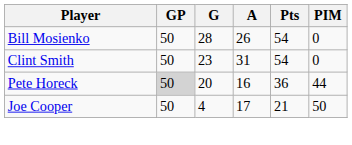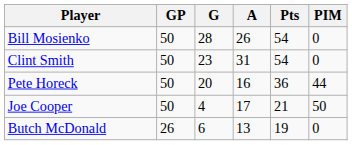(167, 83) lightgrey background -> (167, 83) no background
+ row: (57, 128)
